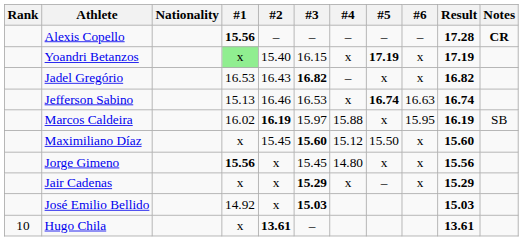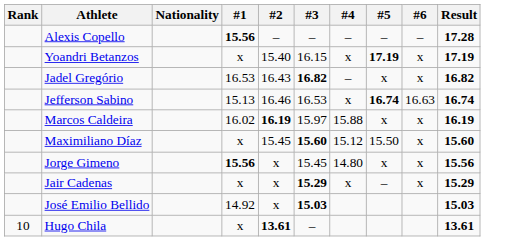- column: (499, 15)
(240, 57) lightgreen background -> (240, 57) no background
(420, 120) 15.95 -> (420, 120) x
